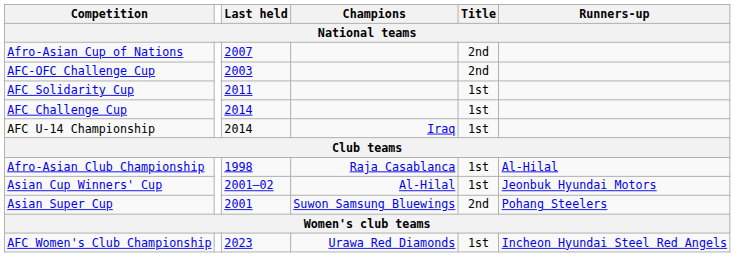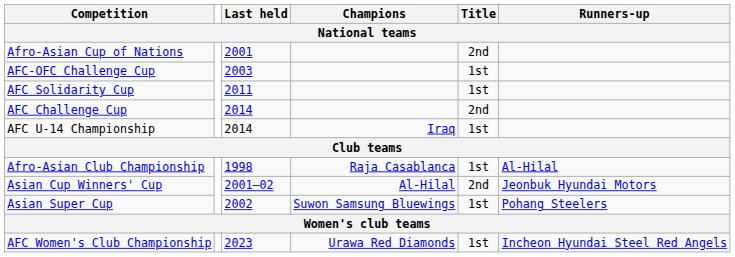(238, 52) 2007 -> (238, 52) 2001
(479, 71) 2nd -> (479, 71) 1st
(479, 109) 1st -> (479, 109) 2nd
(479, 186) 1st -> (479, 186) 2nd
(238, 205) 2001 -> (238, 205) 2002
(479, 205) 2nd -> (479, 205) 1st
